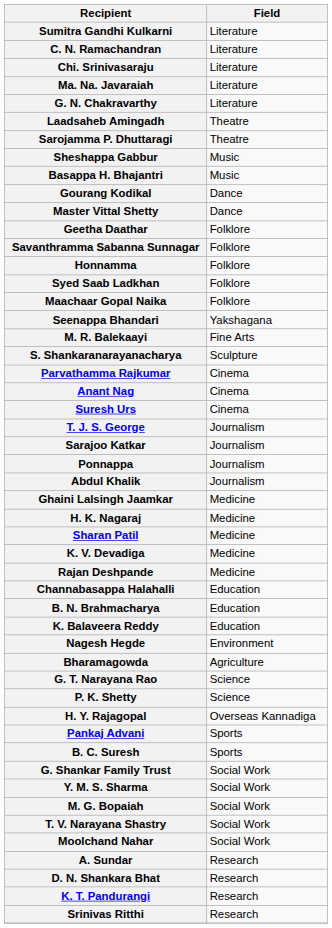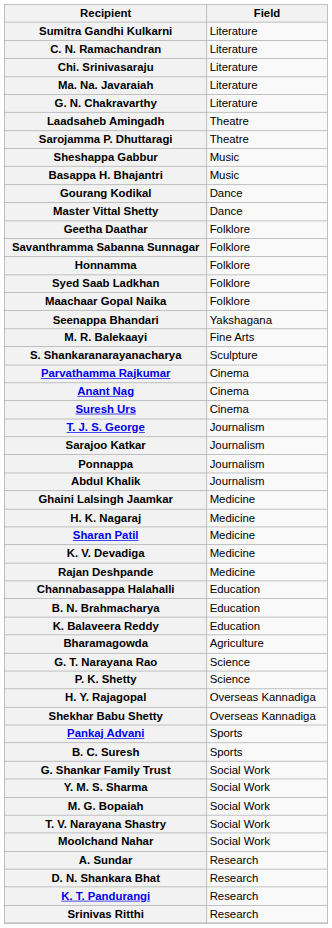- row: (106, 644)
+ row: (106, 716)
